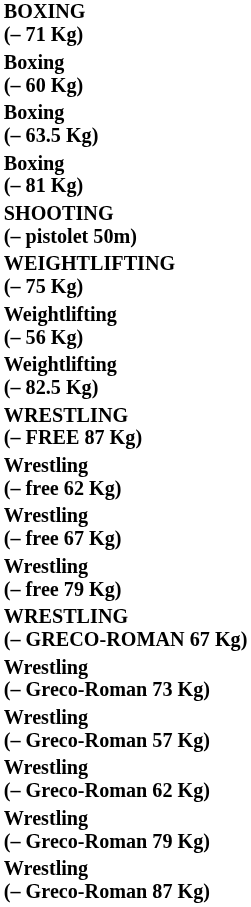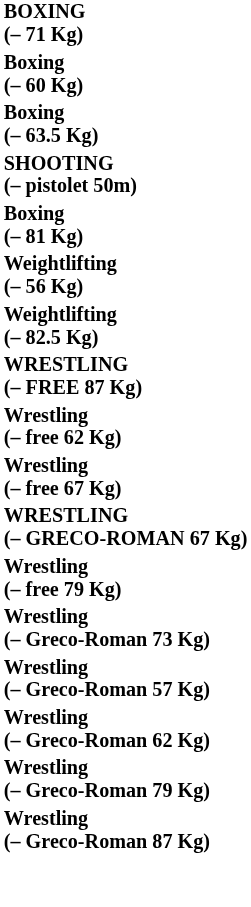rows swapped: (44, 174) <-> (70, 224)
- row: (89, 275)
rows swapped: (63, 577) <-> (126, 628)
